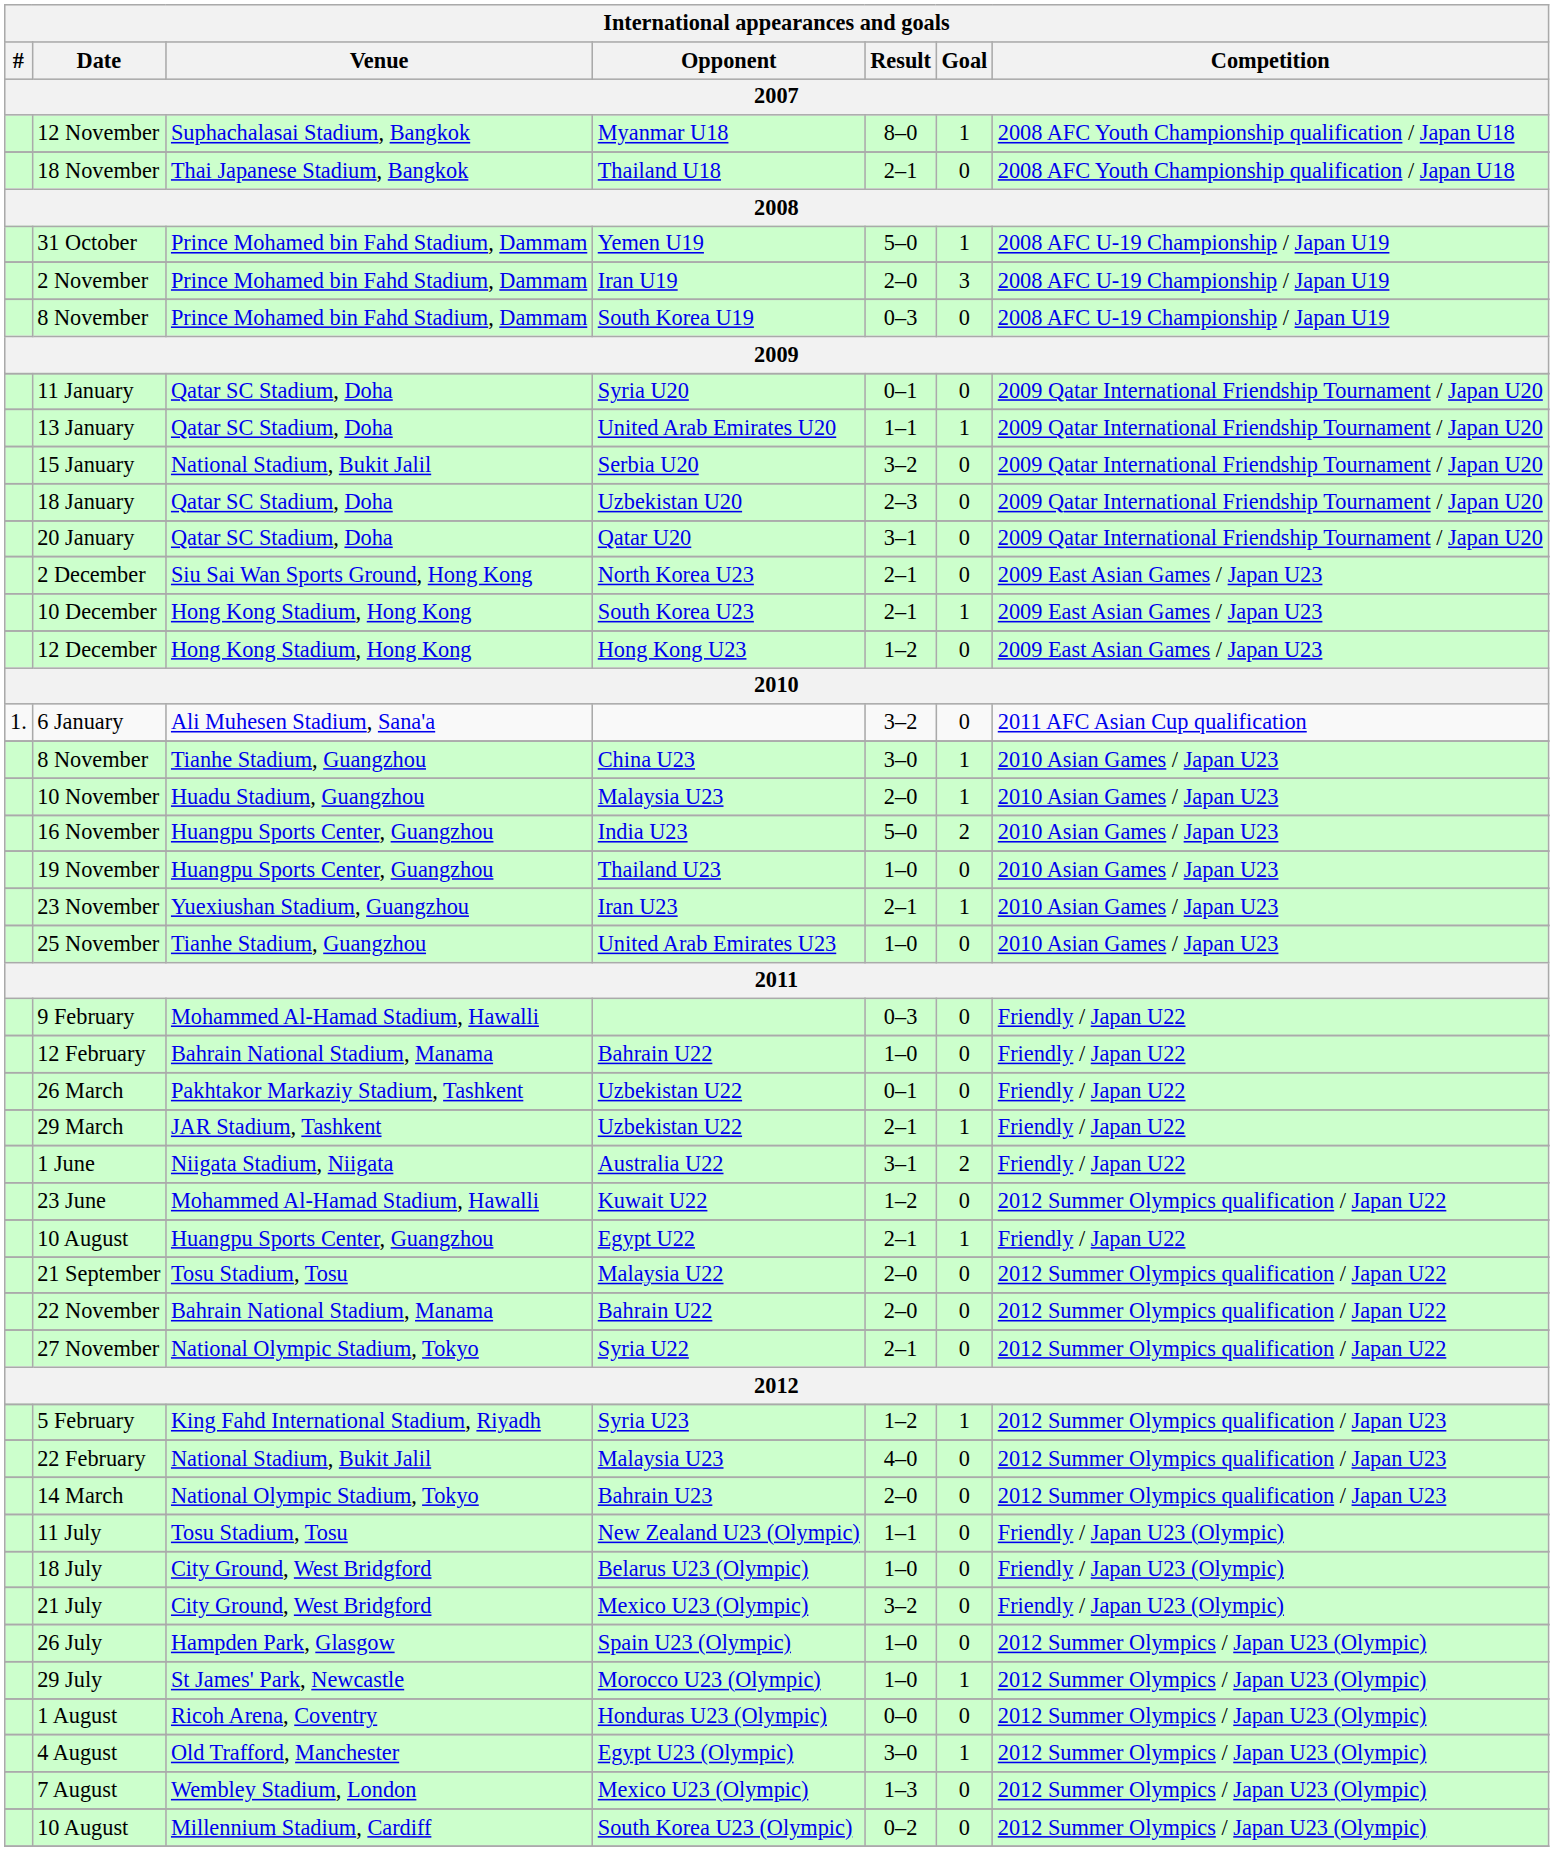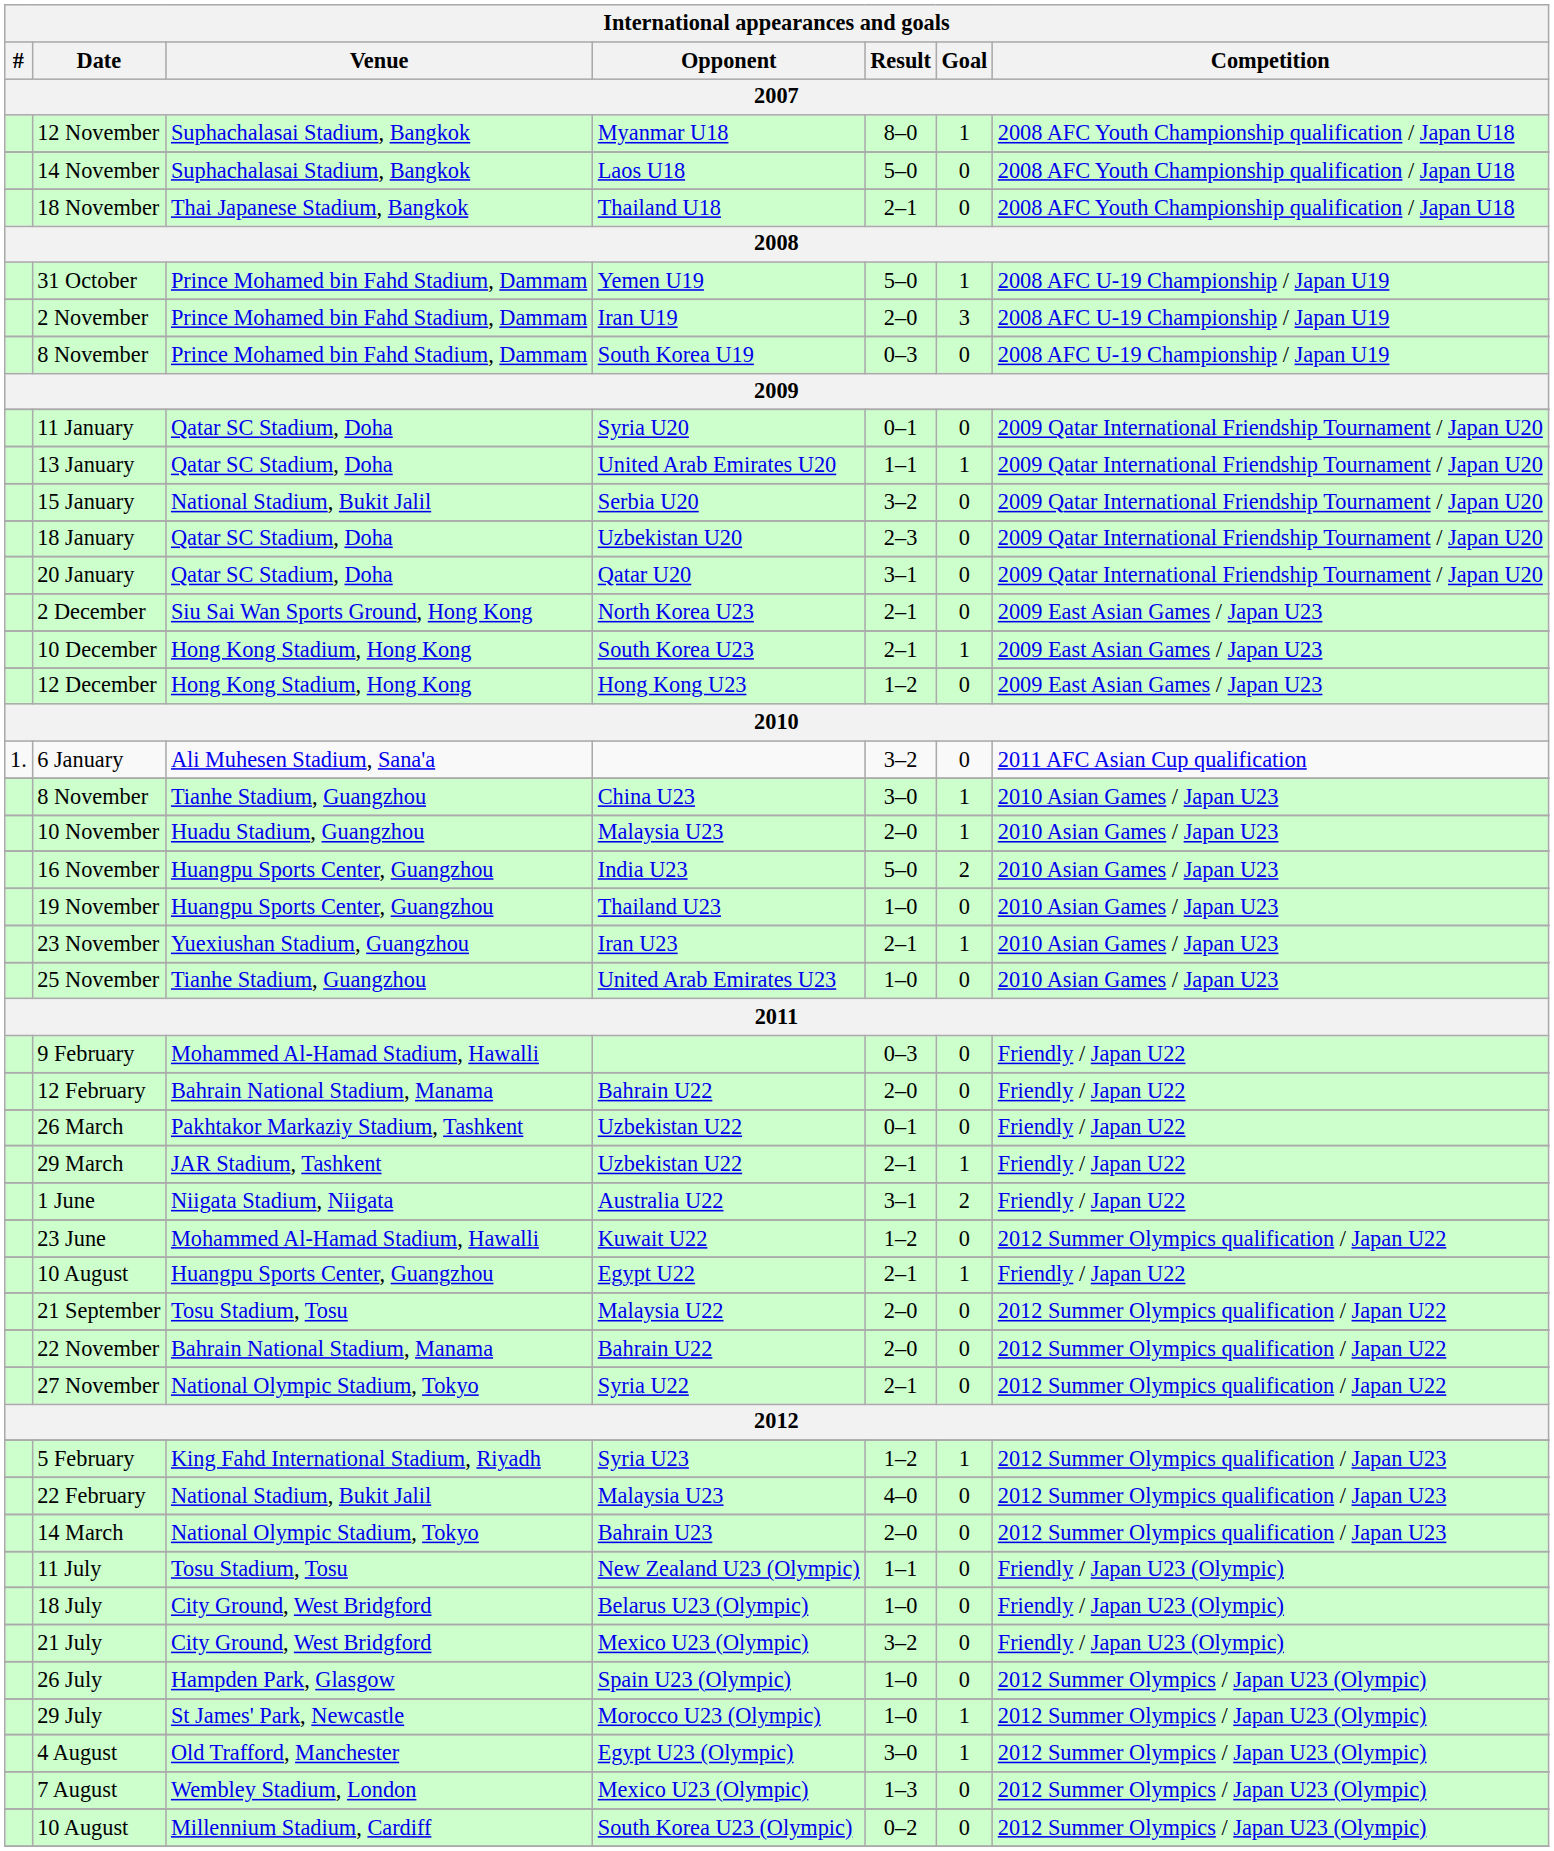+ row: (98, 170)
(901, 1054) 1–0 -> (901, 1090) 2–0
- row: (77, 1716)
